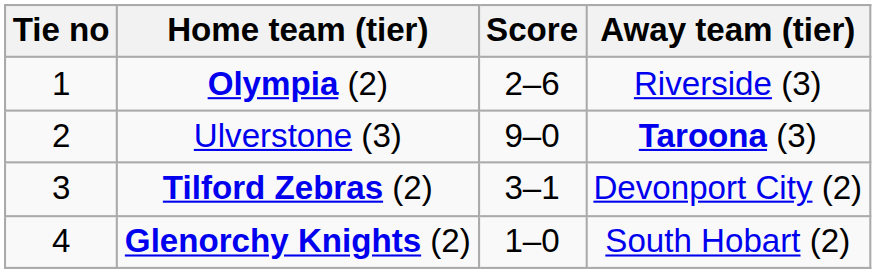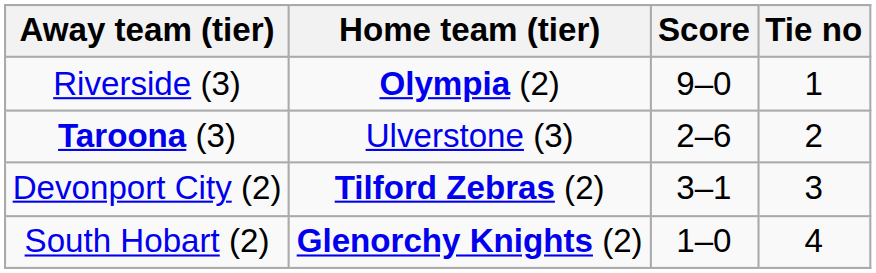columns swapped: (61, 30) <-> (728, 30)
(532, 83) 2–6 -> (704, 83) 9–0
(532, 135) 9–0 -> (704, 135) 2–6
